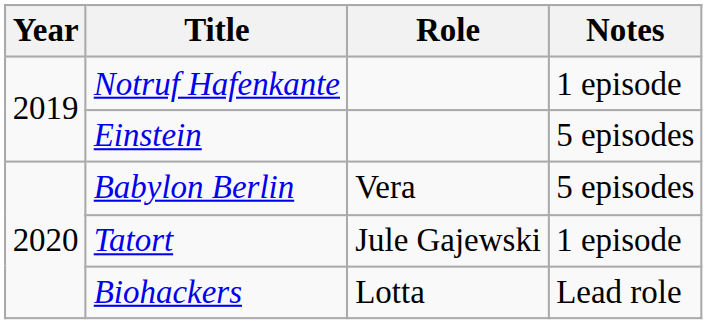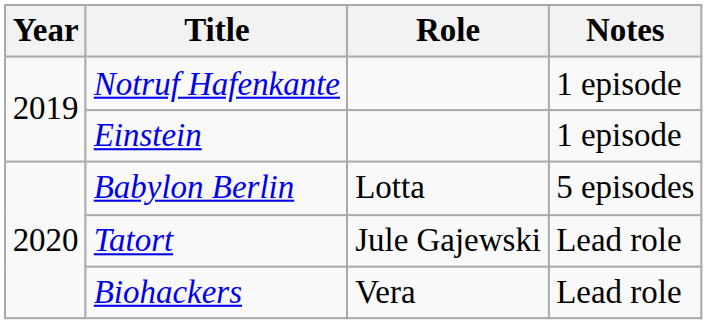(625, 135) 5 episodes -> (619, 135) 1 episode
(385, 187) Vera -> (390, 187) Lotta
(619, 239) 1 episode -> (619, 239) Lead role
(390, 291) Lotta -> (385, 291) Vera
